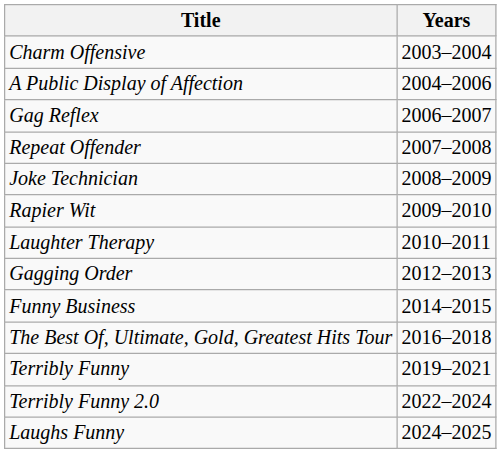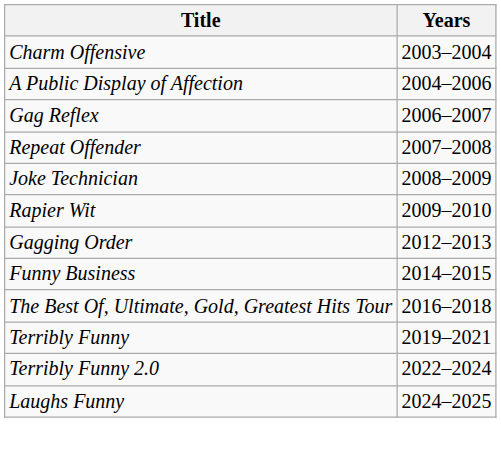- row: (82, 242)
